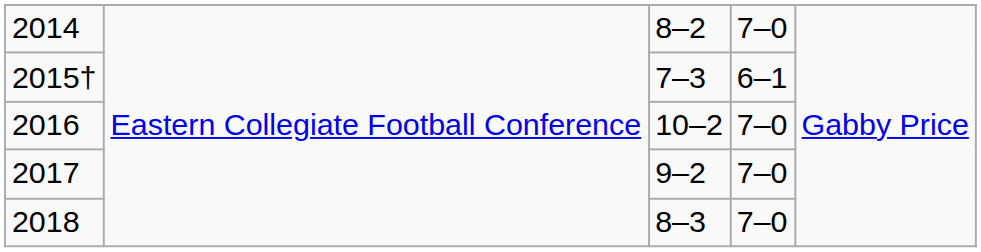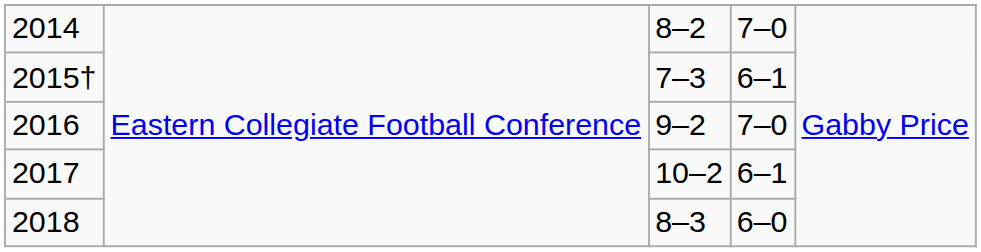(689, 125) 10–2 -> (681, 125) 9–2
(681, 173) 9–2 -> (689, 173) 10–2
(762, 173) 7–0 -> (762, 173) 6–1
(762, 221) 7–0 -> (762, 221) 6–0
